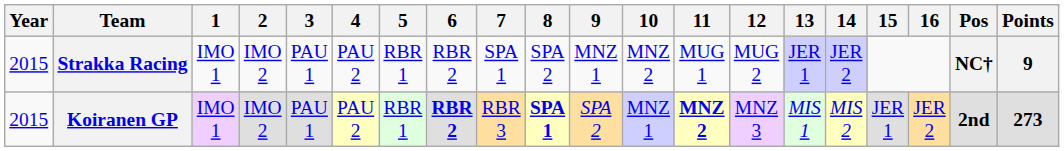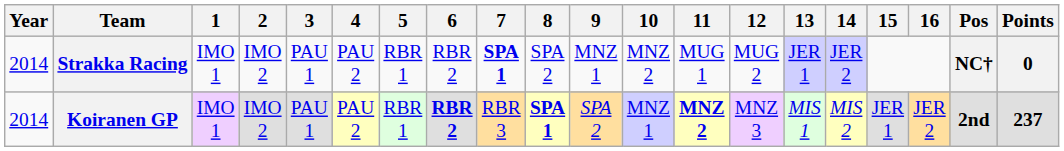(29, 63) 2015 -> (29, 63) 2014
(501, 63) normal -> (501, 63) bold
(1028, 63) 9 -> (1028, 63) 0
(29, 118) 2015 -> (29, 118) 2014
(1028, 118) 273 -> (1028, 118) 237
